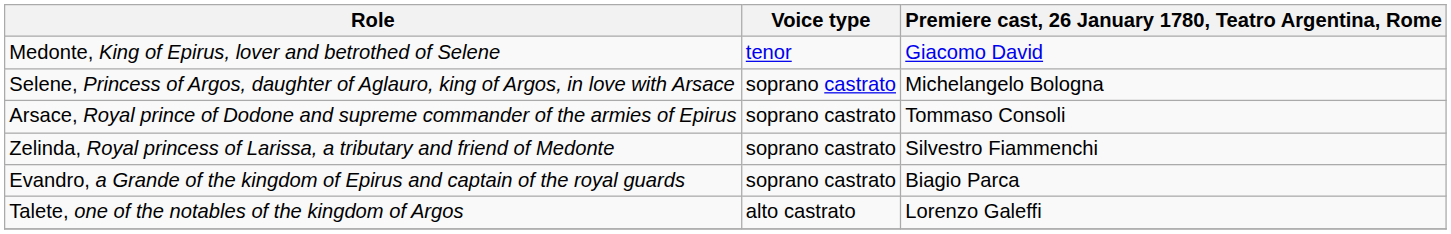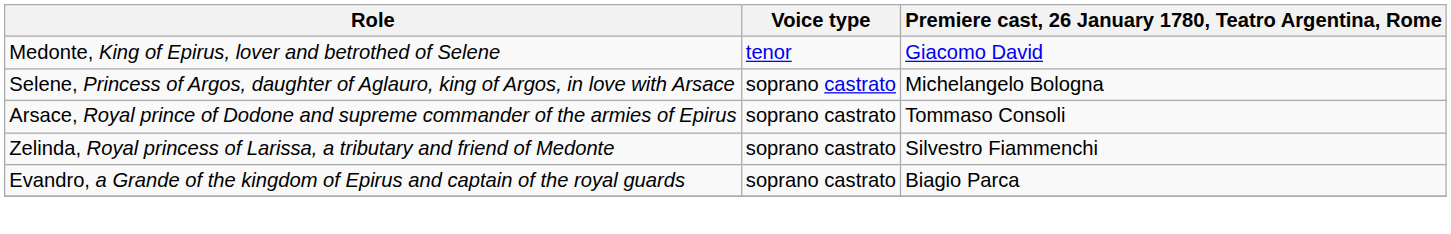- row: (236, 212)
